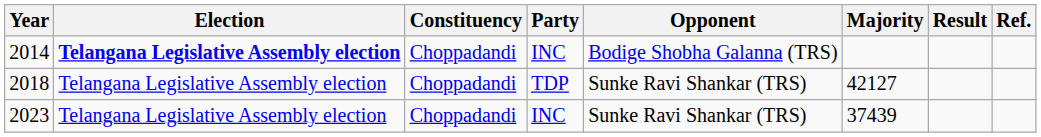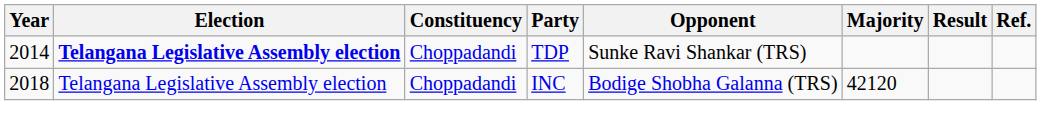(548, 52) INC -> (550, 52) TDP
(713, 52) Bodige Shobha Galanna (TRS) -> (697, 52) Sunke Ravi Shankar (TRS)
(550, 83) TDP -> (548, 83) INC
(697, 83) Sunke Ravi Shankar (TRS) -> (713, 83) Bodige Shobha Galanna (TRS)
(872, 83) 42127 -> (872, 83) 42120
- row: (29, 115)
